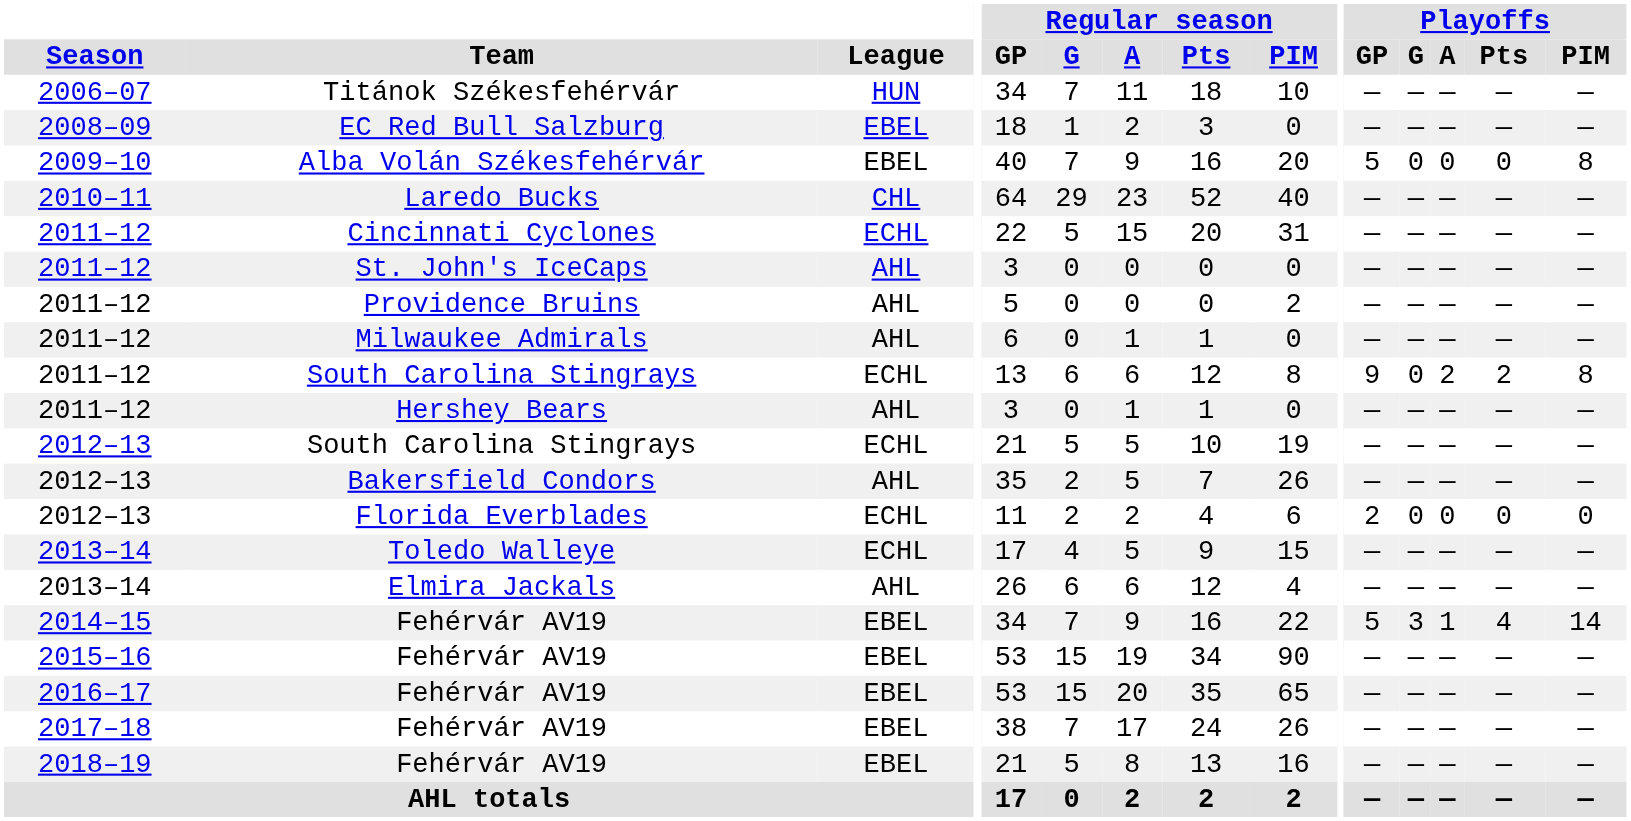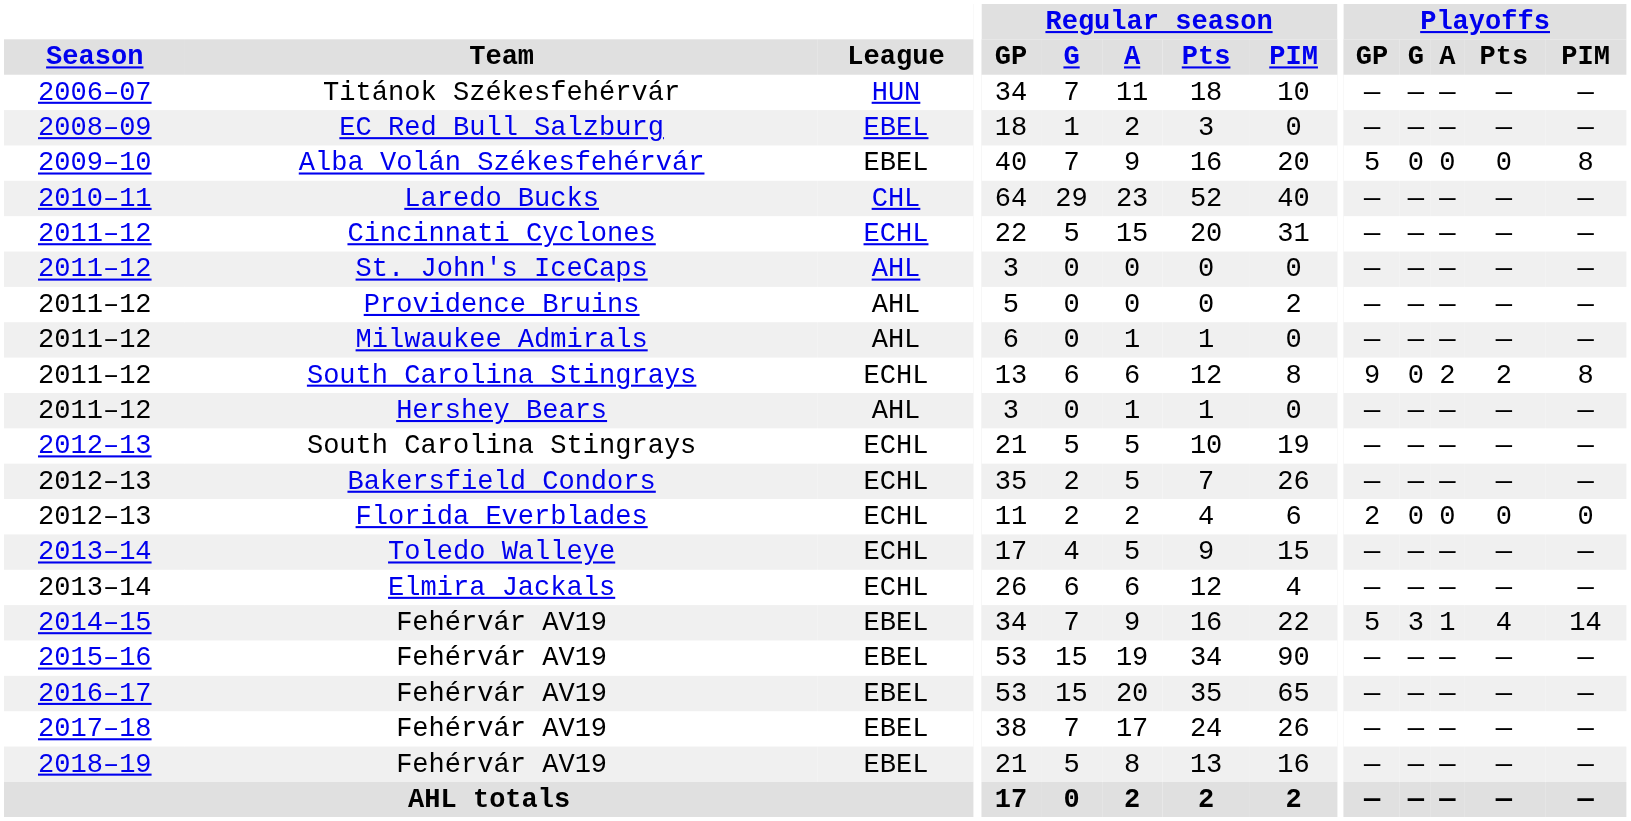(896, 481) AHL -> (896, 481) ECHL
(896, 587) AHL -> (896, 587) ECHL
